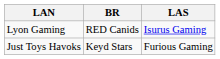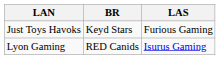rows swapped: (36, 29) <-> (44, 46)
